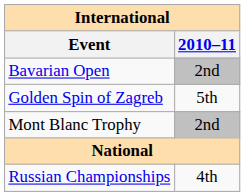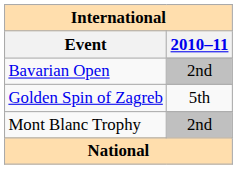- row: (89, 177)
